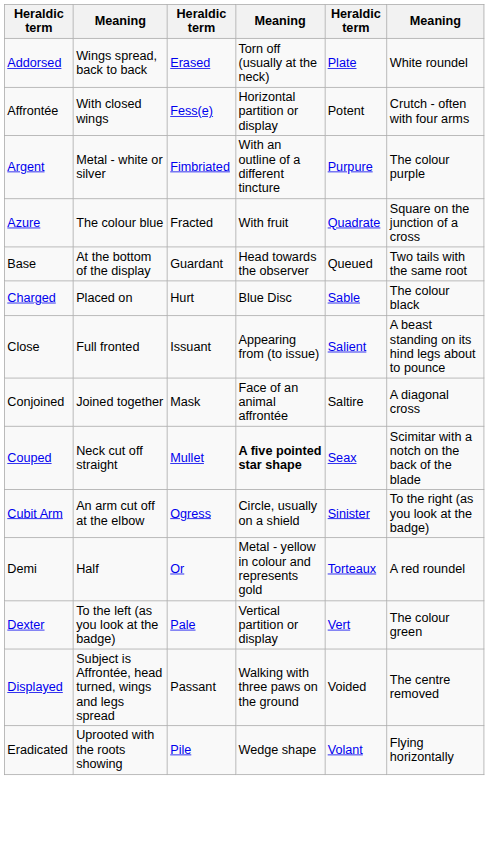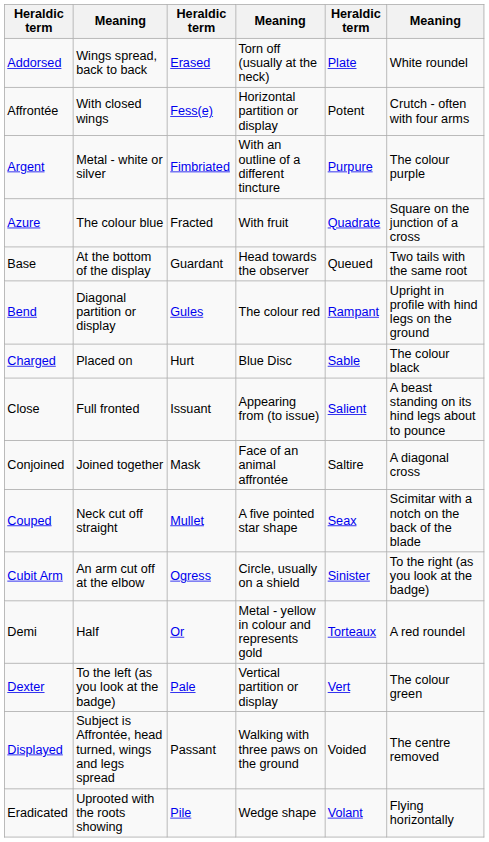+ row: (22, 312)
(280, 458) bold -> (276, 520) normal
